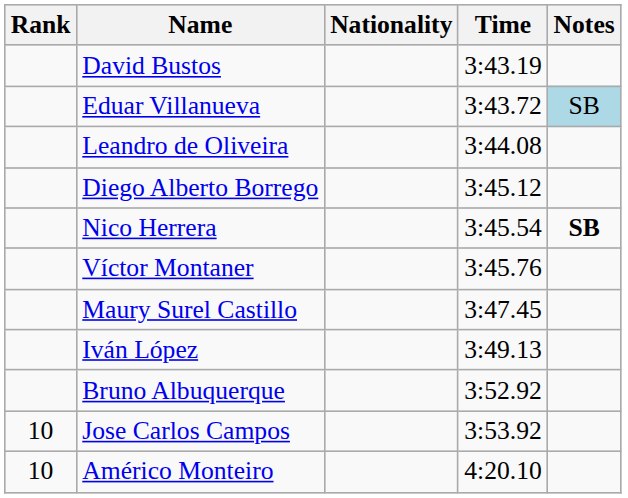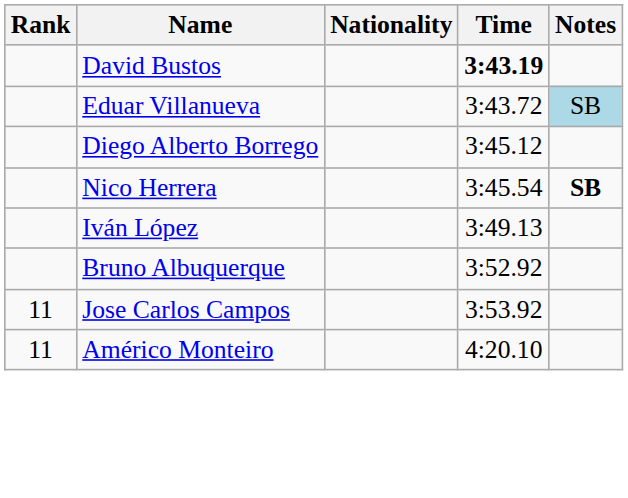(503, 65) normal -> (504, 65) bold
- row: (185, 146)
- row: (168, 268)
- row: (190, 308)
(41, 430) 10 -> (41, 308) 11
(41, 471) 10 -> (41, 349) 11
